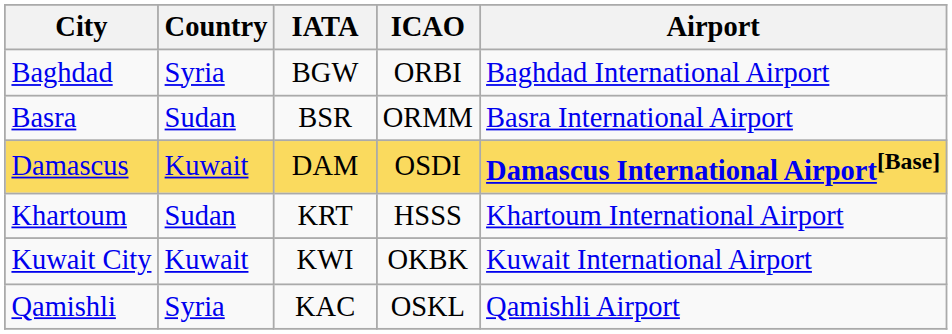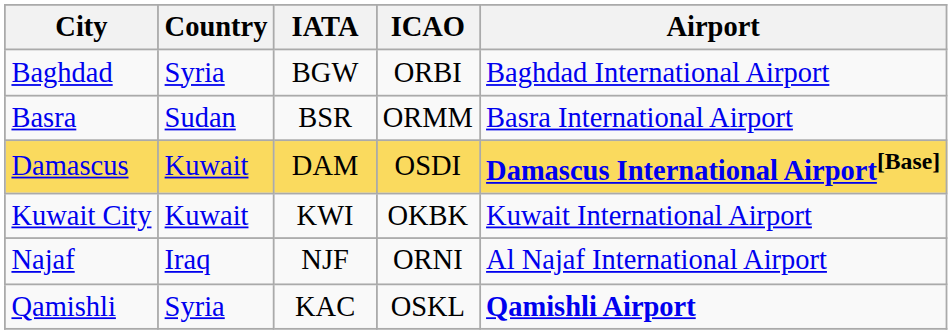- row: (69, 215)
+ row: (43, 260)
(583, 305) normal -> (591, 305) bold
